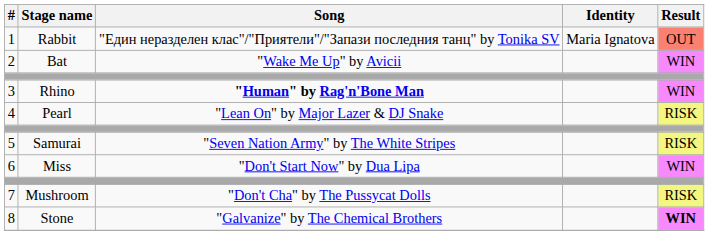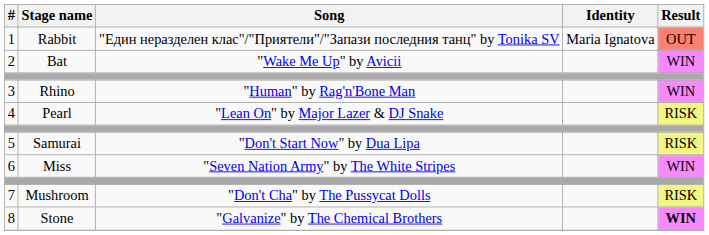(329, 91) bold -> (329, 91) normal
(329, 143) "Seven Nation Army" by The White Stripes -> (329, 143) "Don't Start Now" by Dua Lipa
(329, 166) "Don't Start Now" by Dua Lipa -> (329, 166) "Seven Nation Army" by The White Stripes
